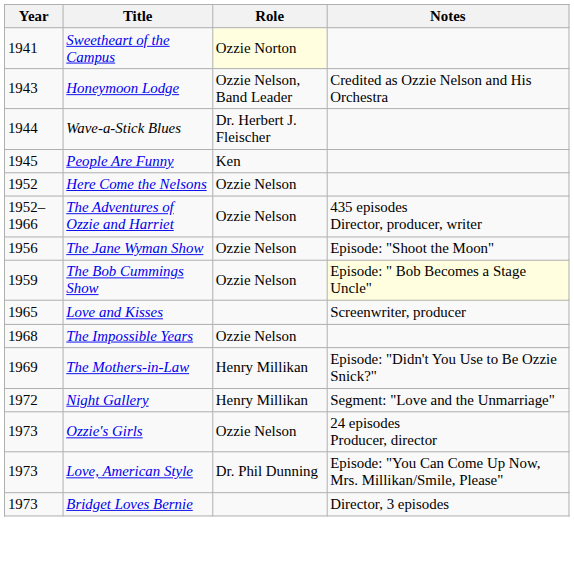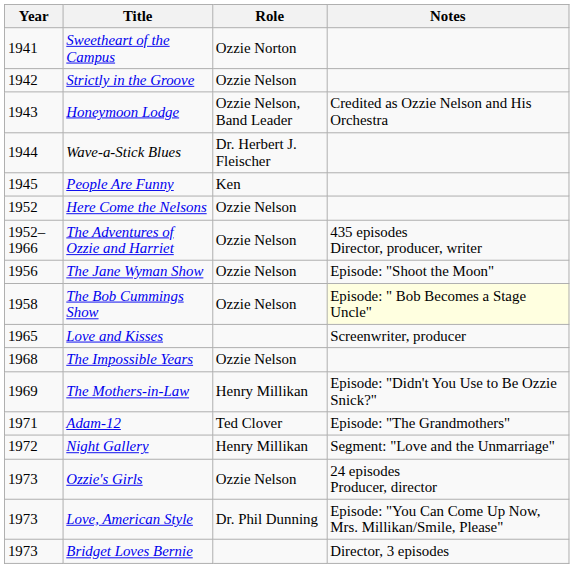(256, 48) lightyellow background -> (256, 48) no background
+ row: (130, 80)
(23, 280) 1959 -> (23, 304) 1958
+ row: (94, 423)
